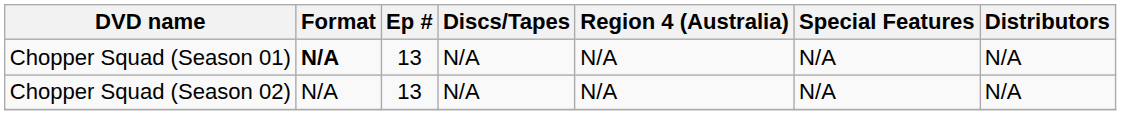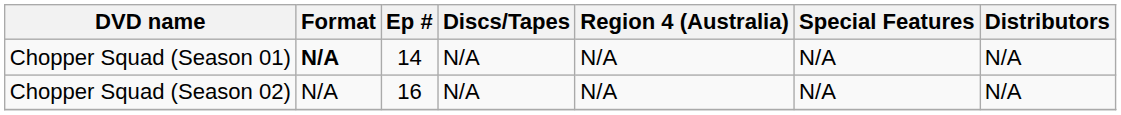(409, 57) 13 -> (409, 57) 14
(409, 92) 13 -> (409, 92) 16
